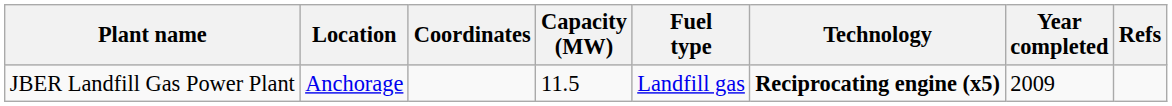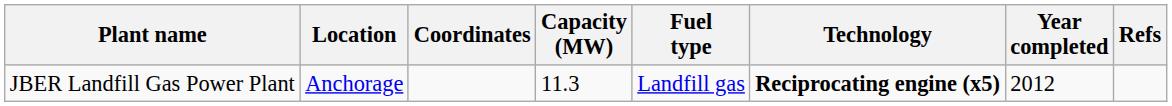(560, 82) 11.5 -> (560, 82) 11.3
(1033, 82) 2009 -> (1033, 82) 2012
